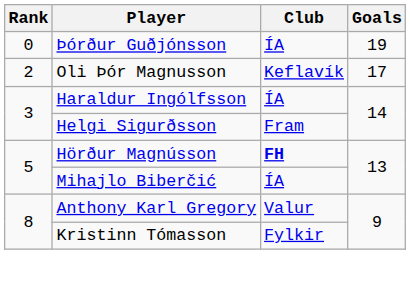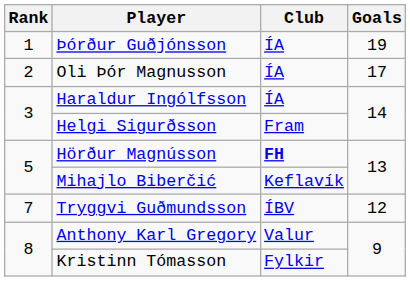(29, 45) 0 -> (29, 45) 1
(304, 72) Keflavík -> (274, 72) ÍA
(274, 181) ÍA -> (304, 181) Keflavík
+ row: (151, 208)
